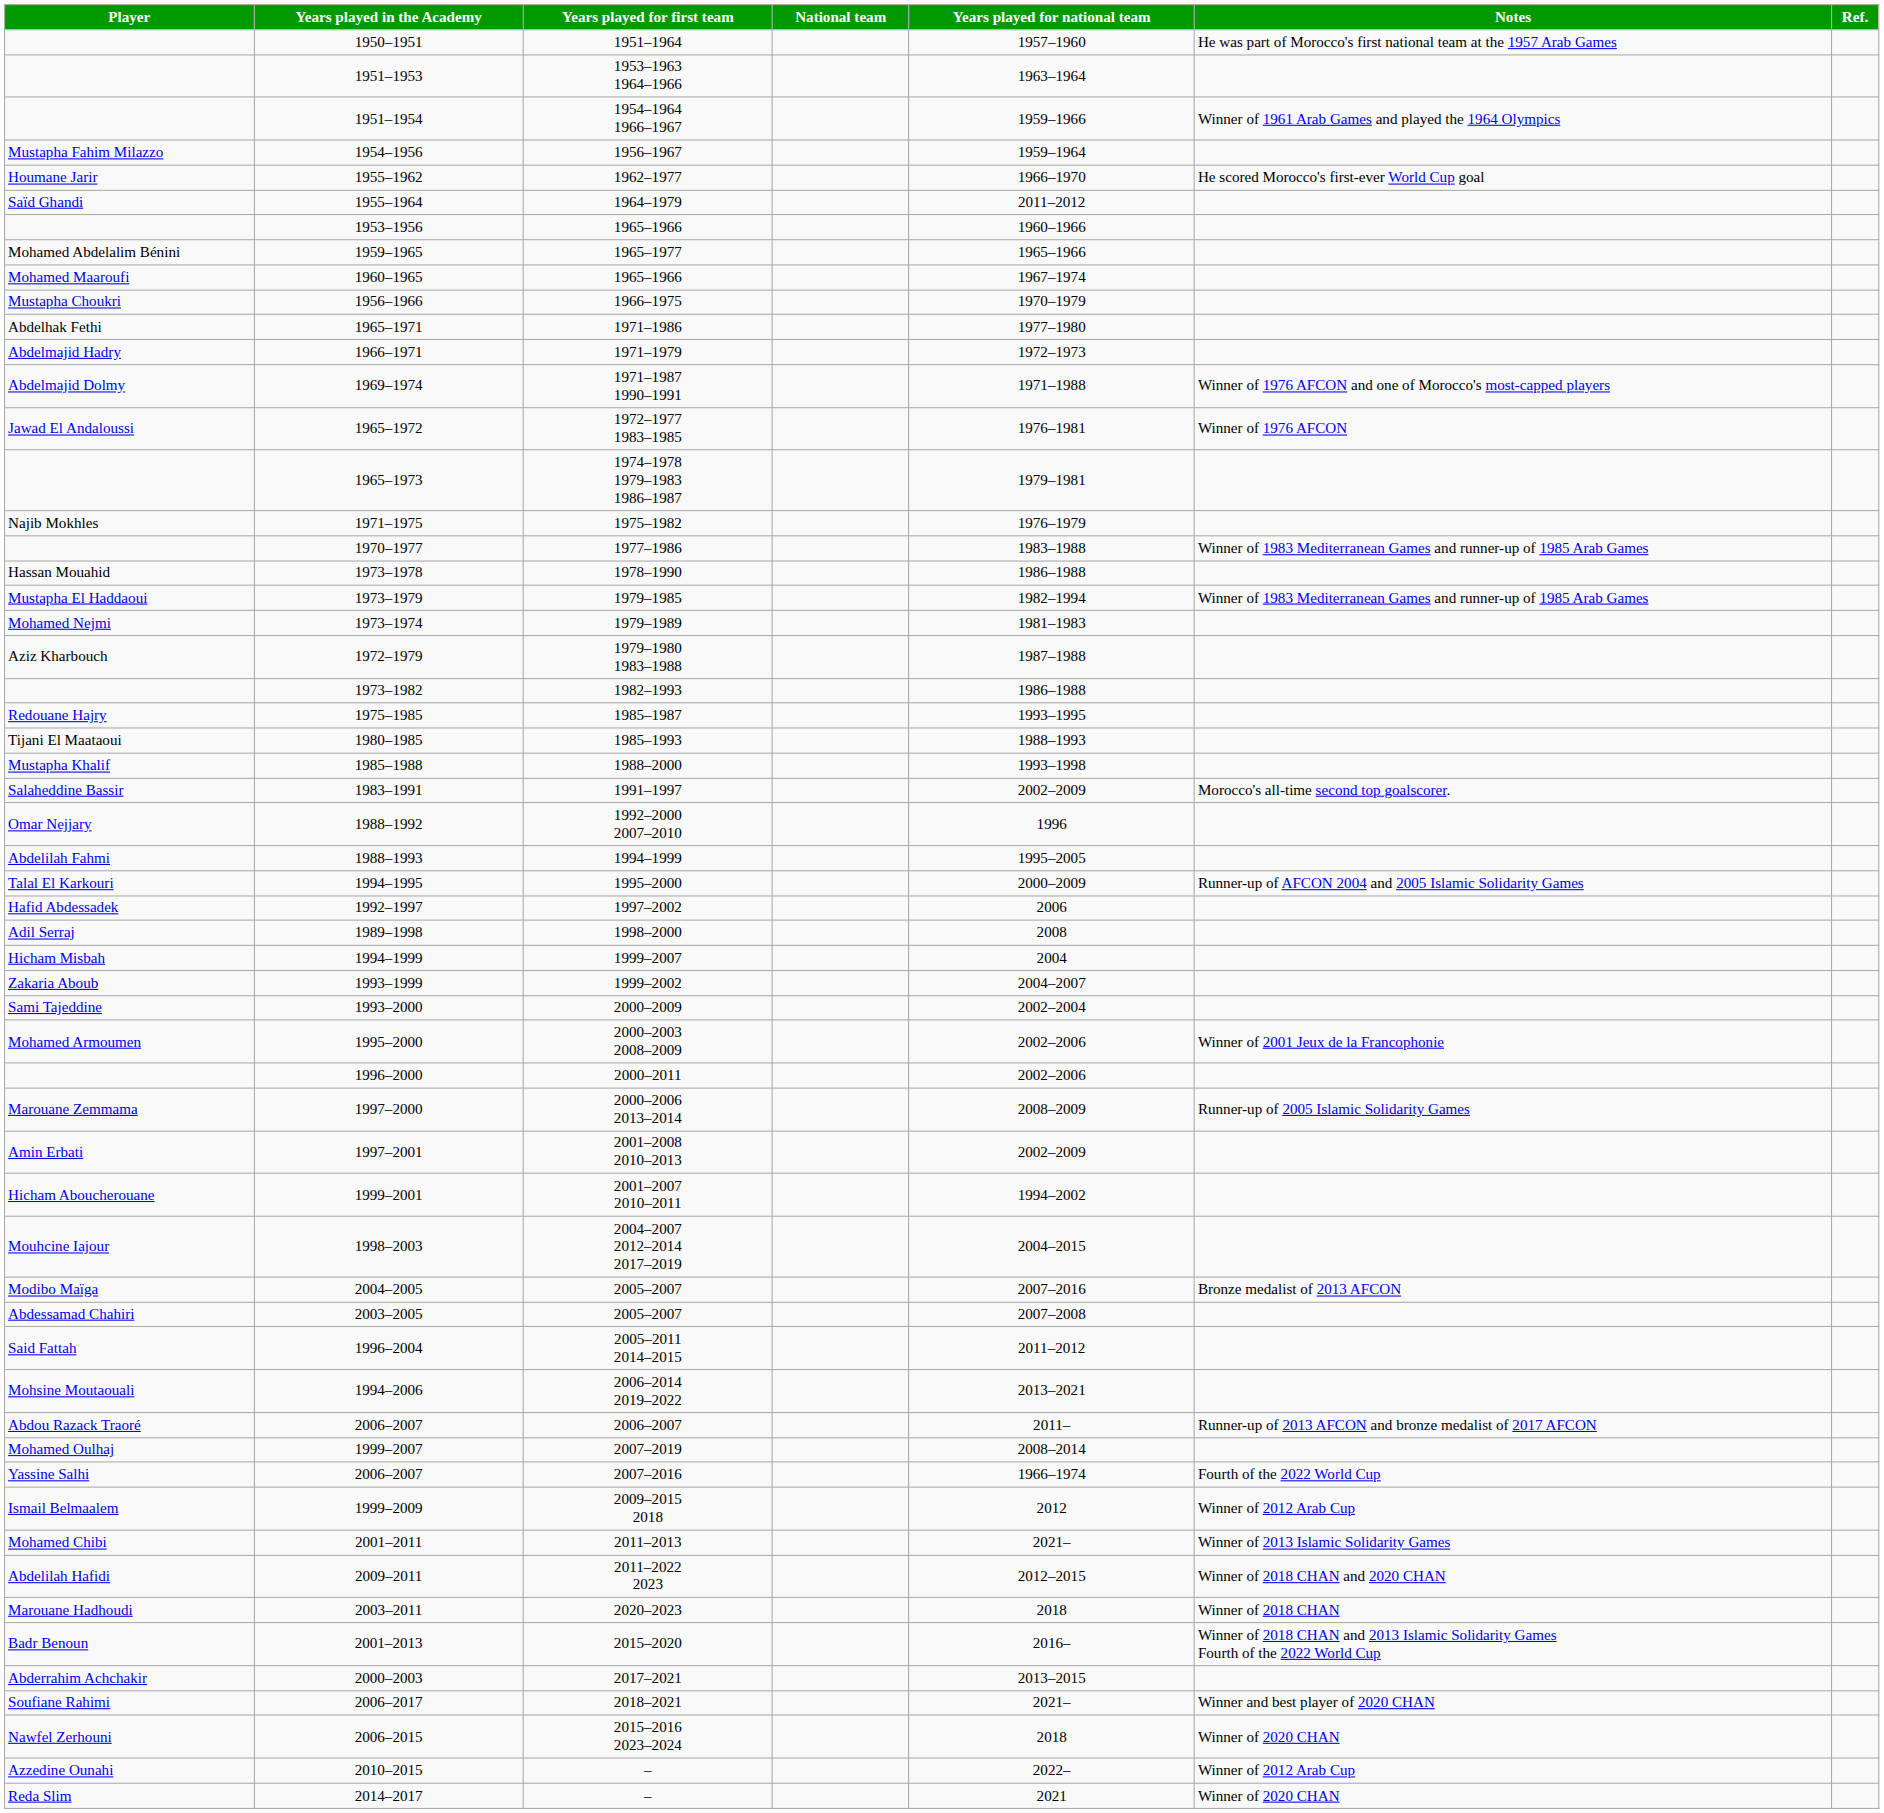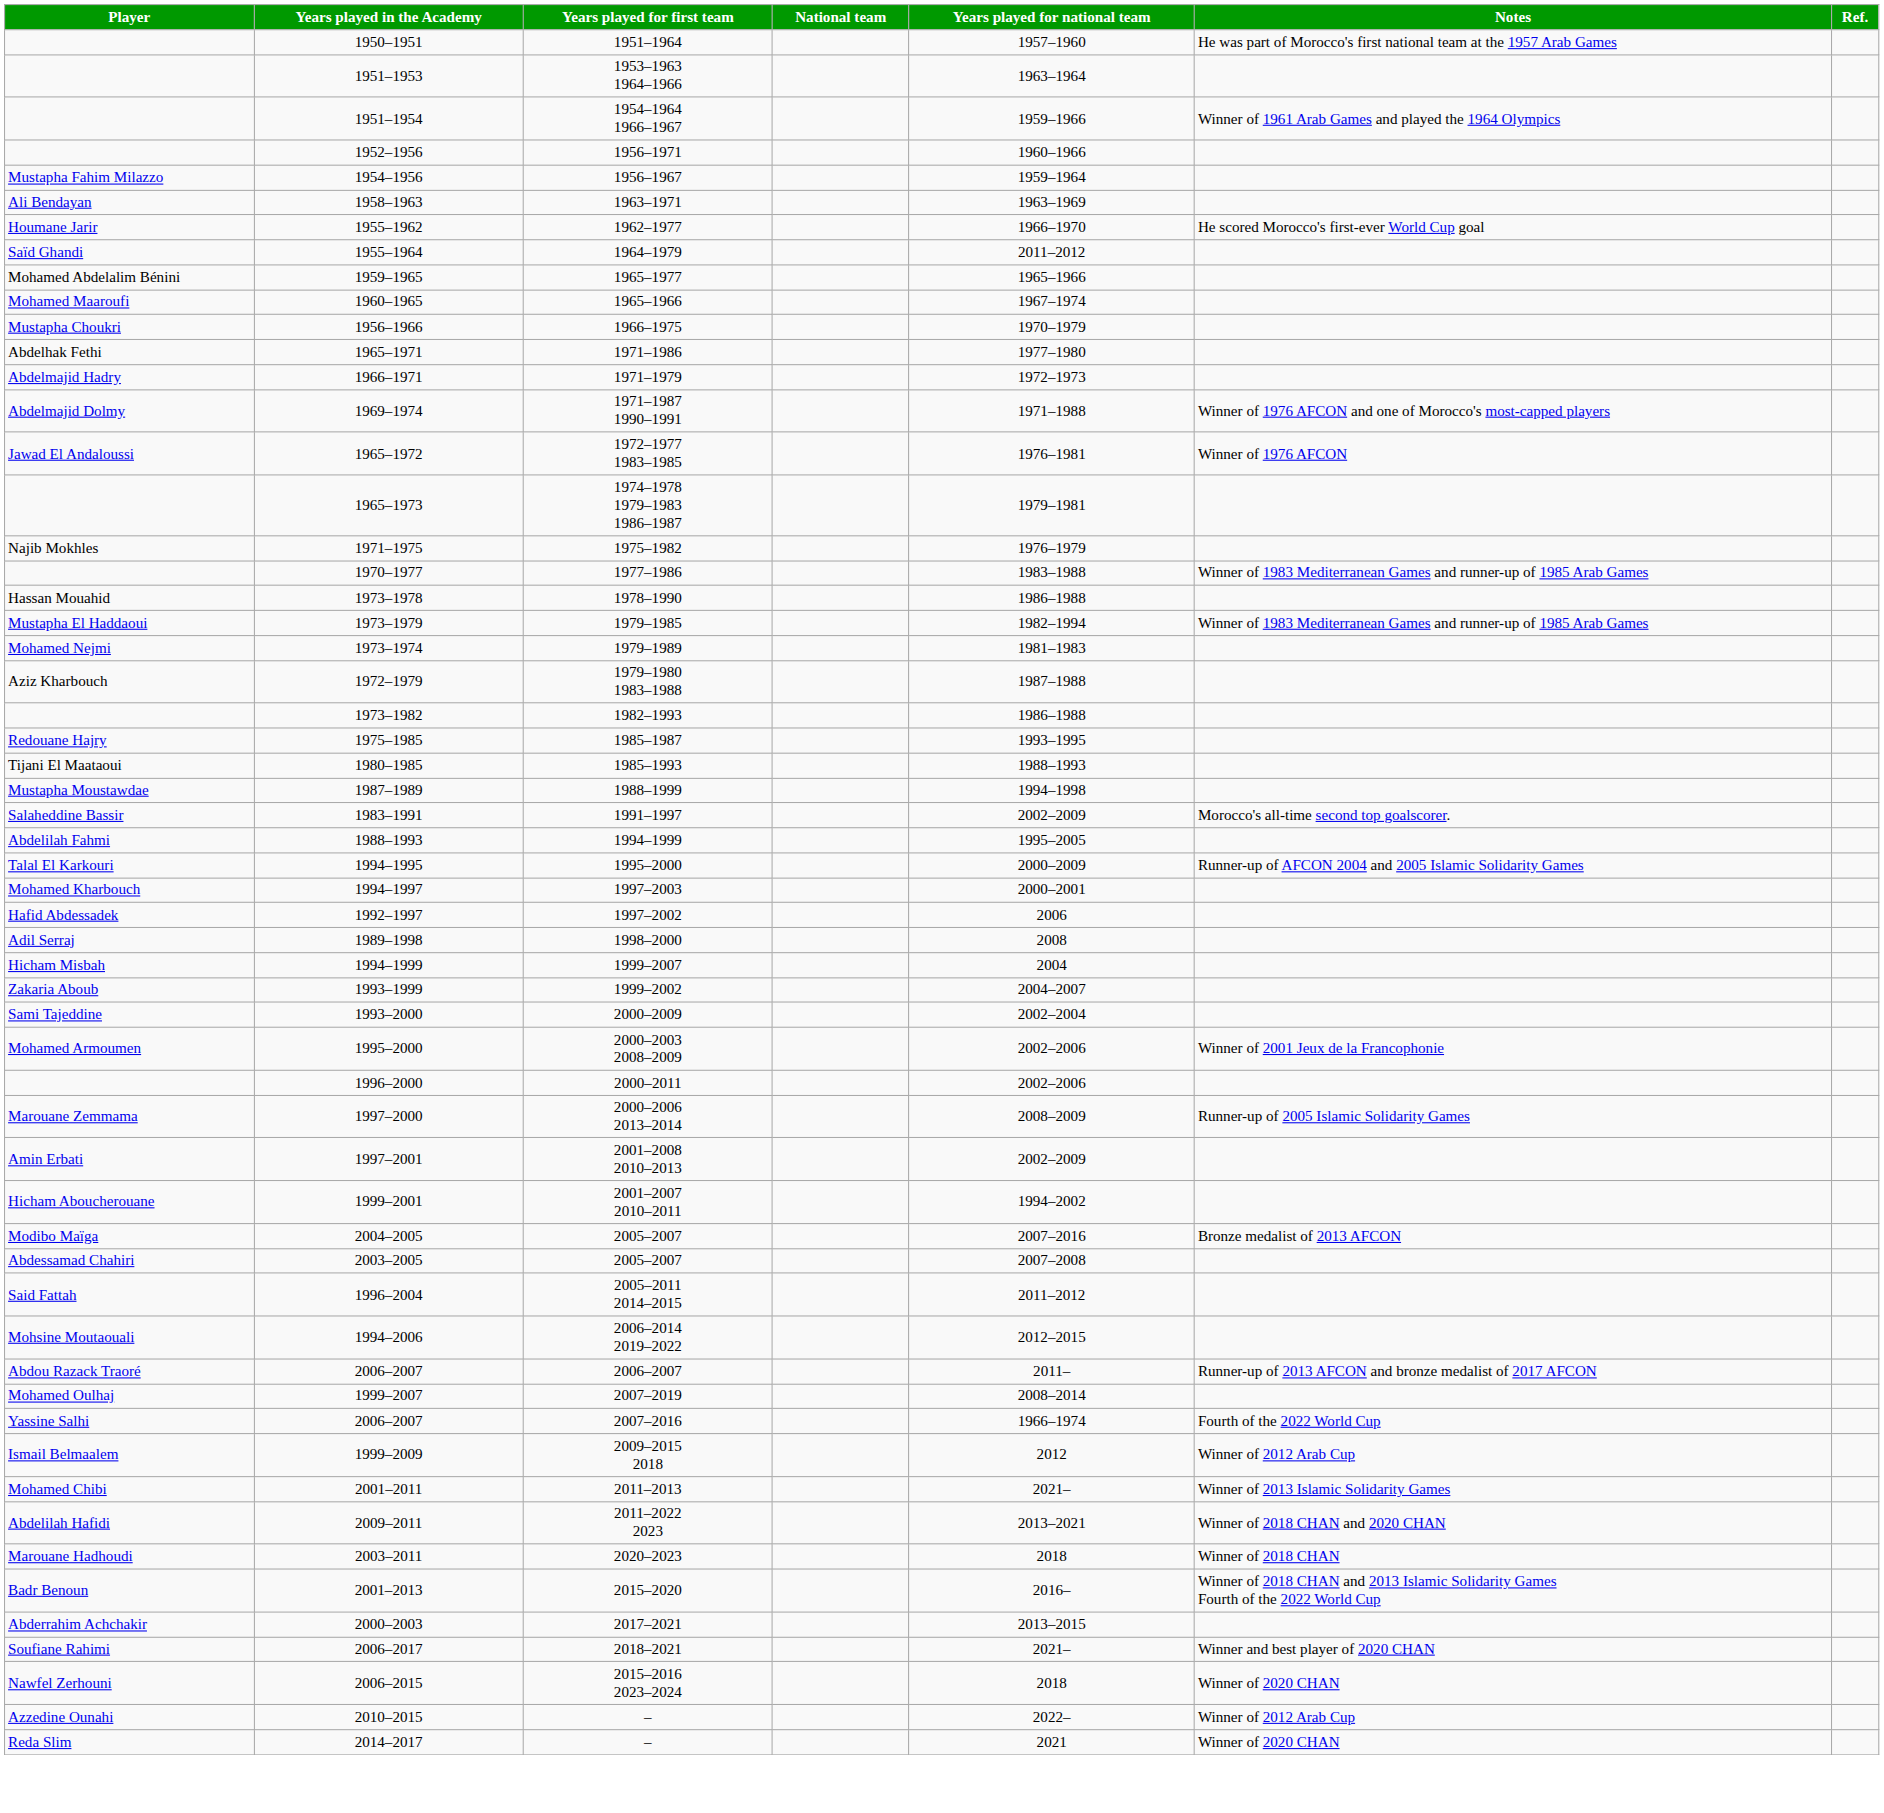+ row: (389, 152)
+ row: (389, 202)
- row: (389, 227)
- row: (389, 765)
+ row: (389, 790)
- row: (389, 824)
+ row: (389, 890)
- row: (389, 1246)
(1052, 1391) 2013–2021 -> (1052, 1337) 2012–2015
(1052, 1576) 2012–2015 -> (1052, 1523) 2013–2021
